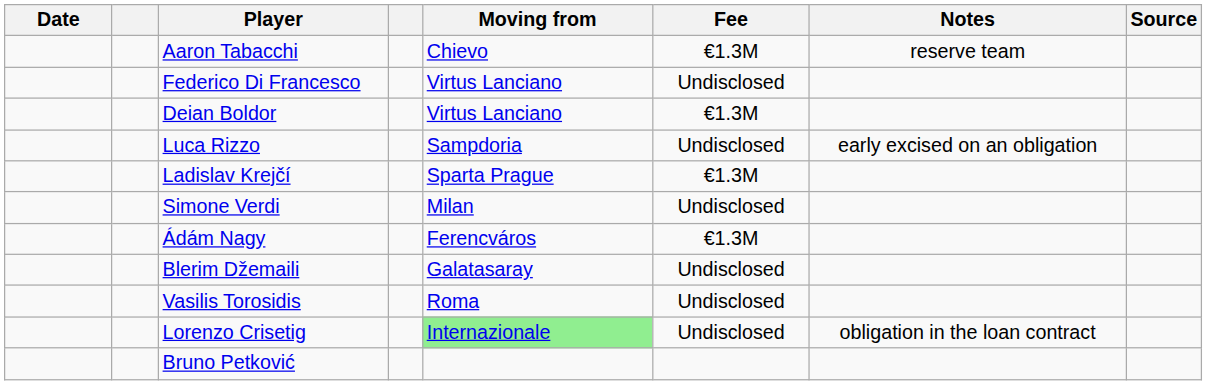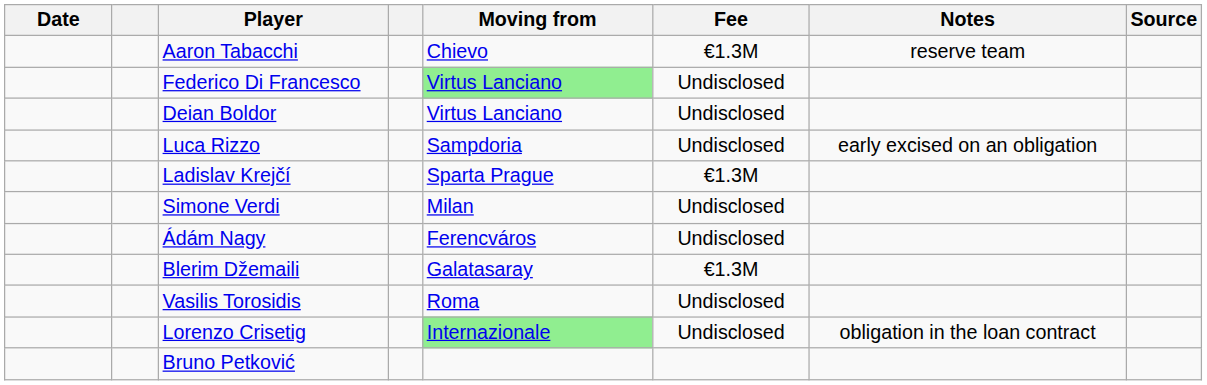(494, 82) no background -> (494, 82) lightgreen background
(731, 113) €1.3M -> (731, 113) Undisclosed
(731, 238) €1.3M -> (731, 238) Undisclosed
(731, 269) Undisclosed -> (731, 269) €1.3M
